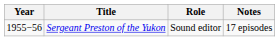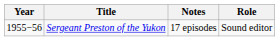columns swapped: (196, 12) <-> (249, 12)
